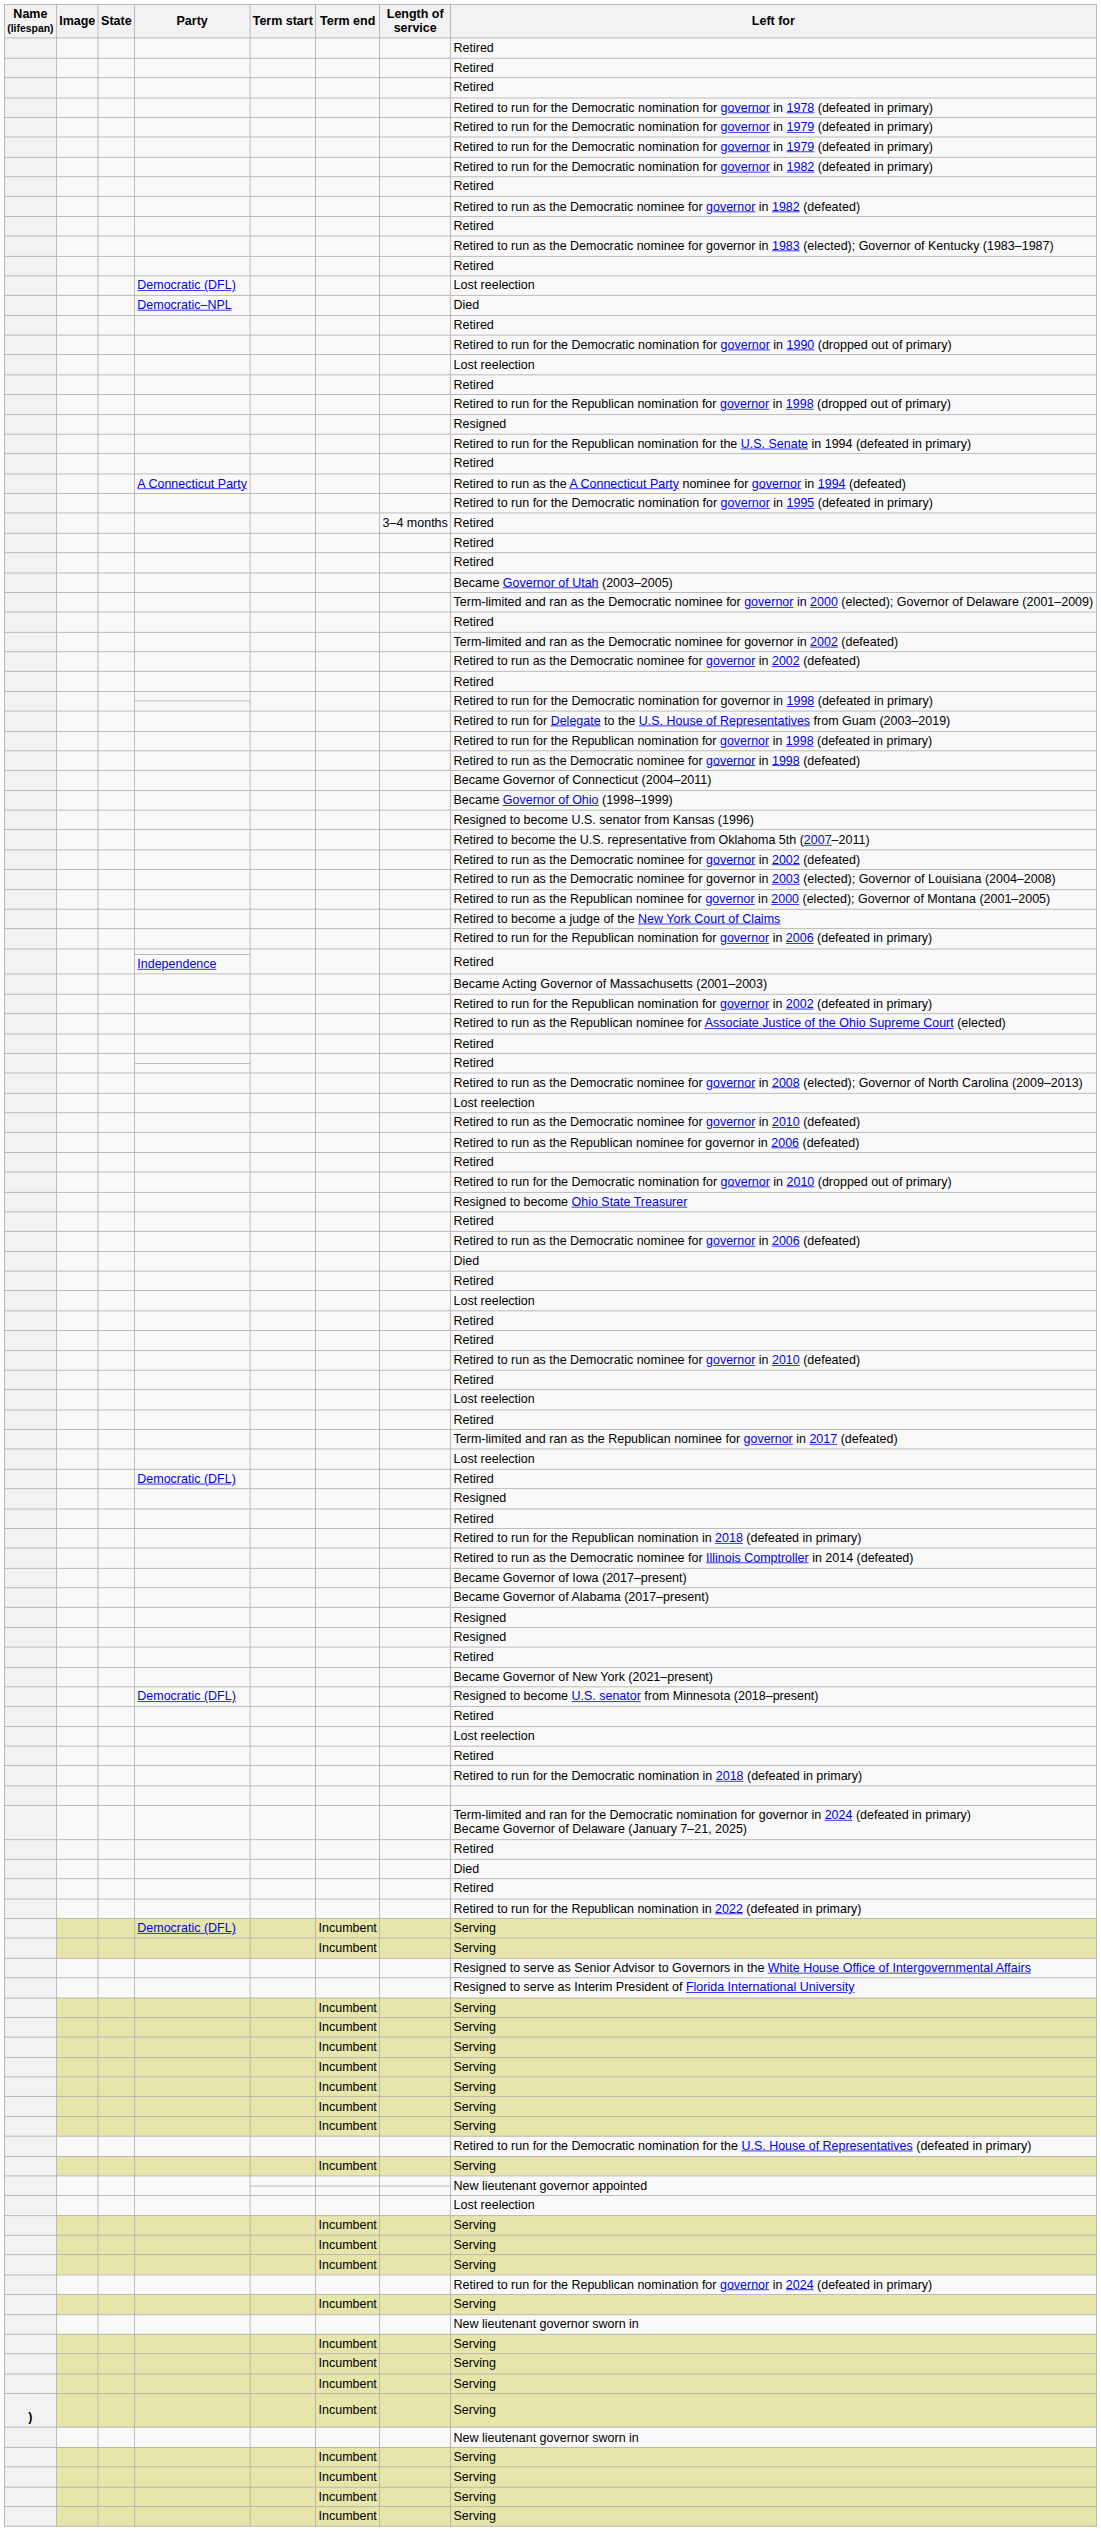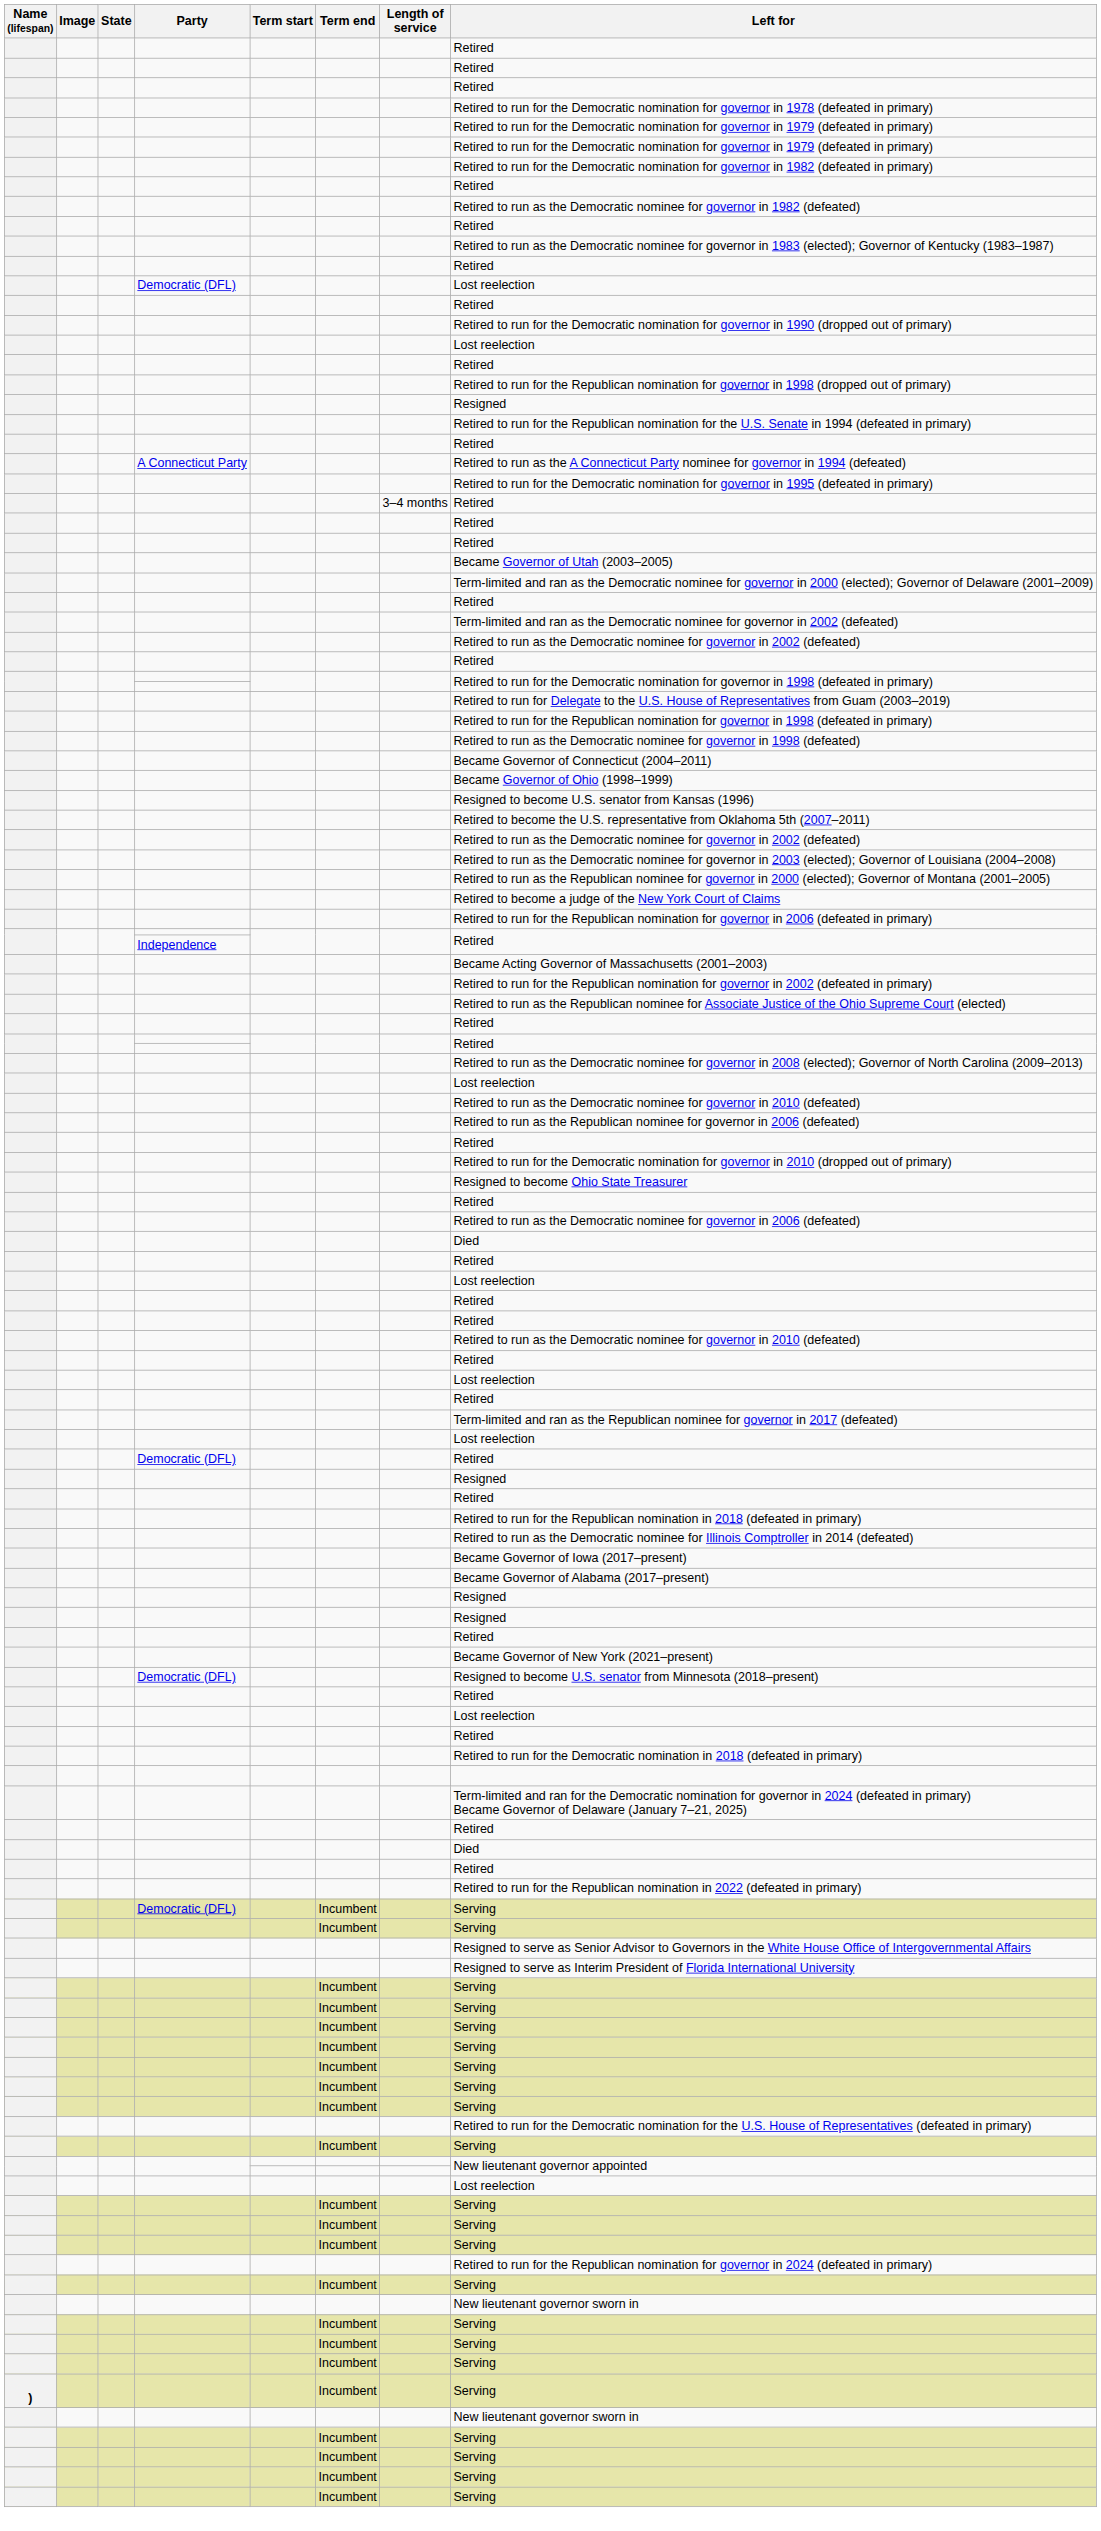- row: (30, 305)
